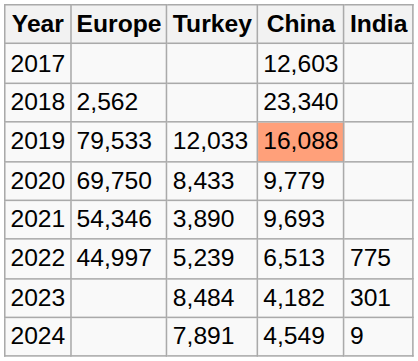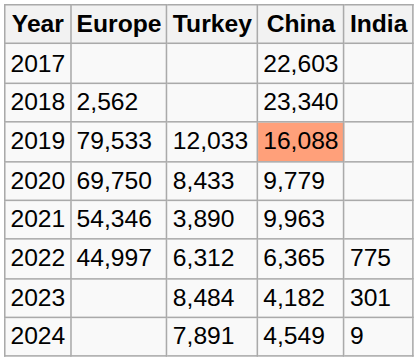(301, 63) 12,603 -> (301, 63) 22,603
(294, 219) 9,693 -> (294, 219) 9,963
(204, 258) 5,239 -> (204, 258) 6,312
(294, 258) 6,513 -> (294, 258) 6,365
